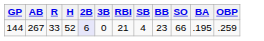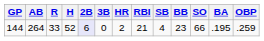+ column: (122, 12)
(36, 28) 267 -> (36, 28) 264
